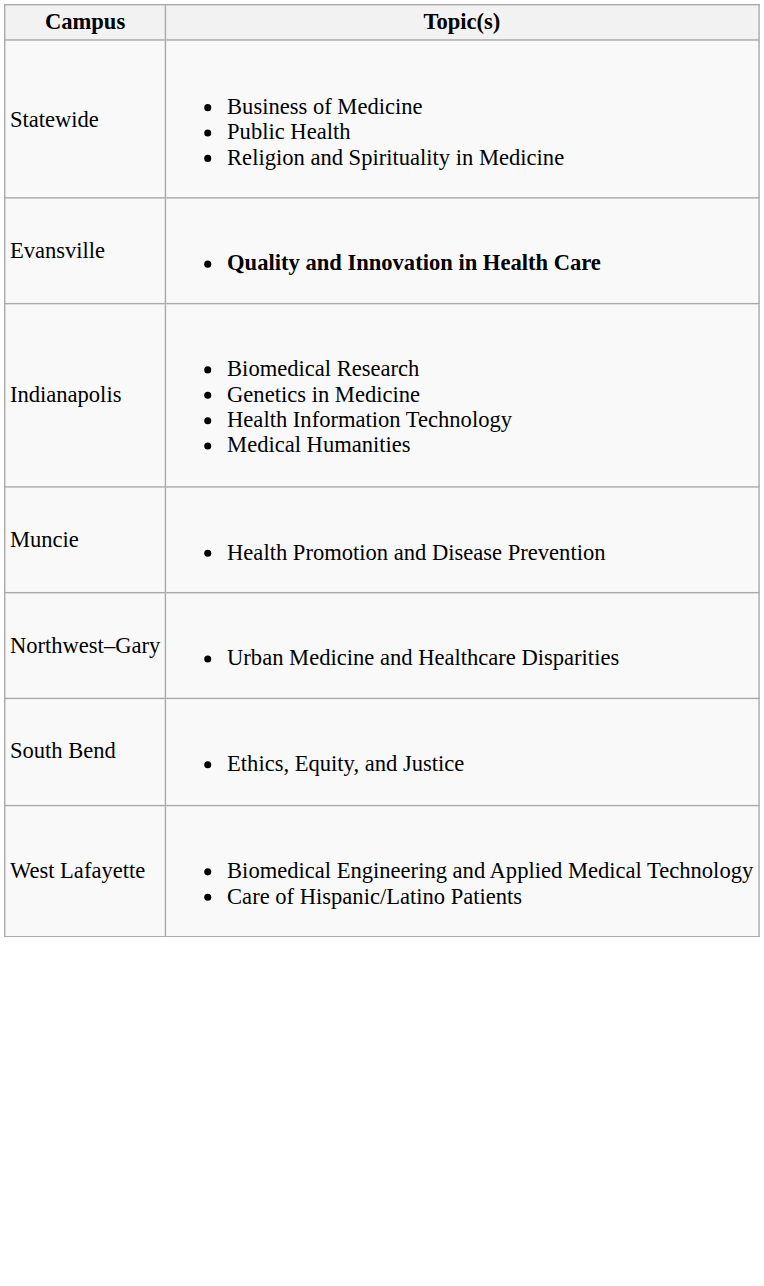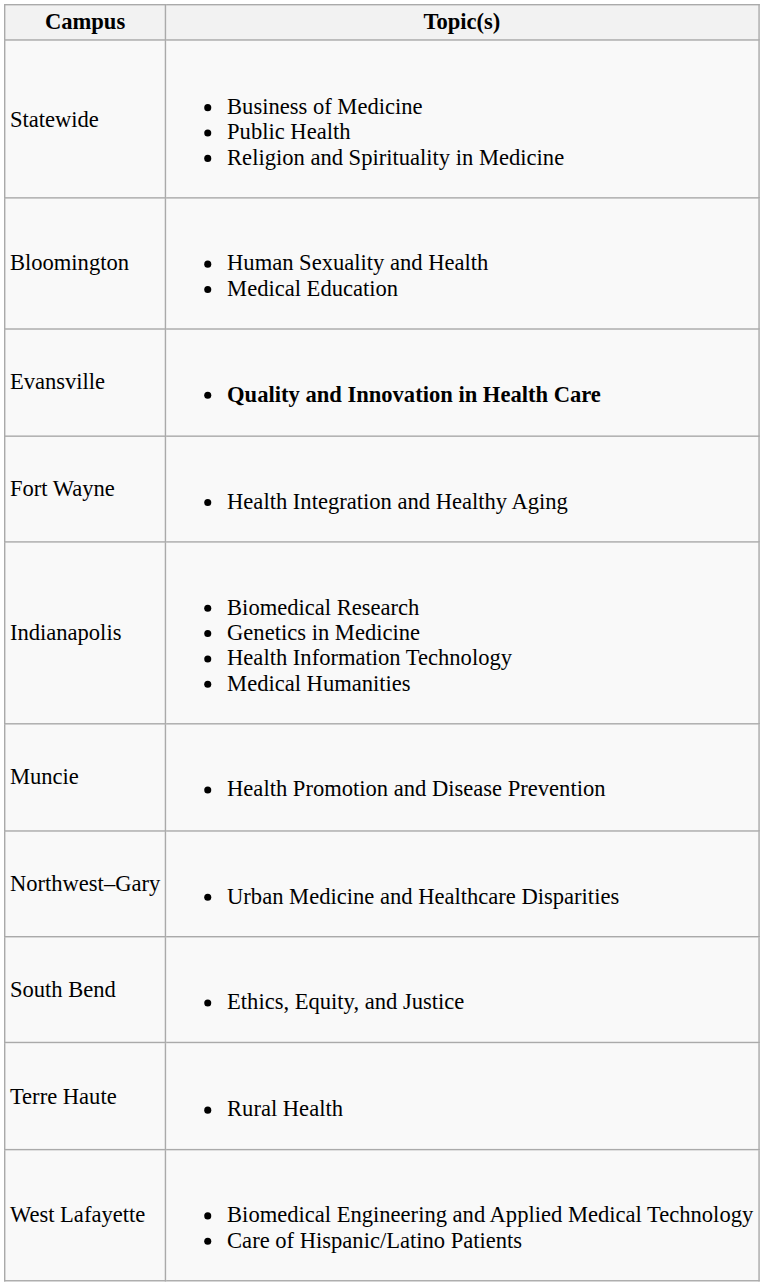+ row: (69, 263)
+ row: (62, 488)
+ row: (63, 1095)
